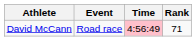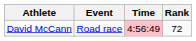(177, 28) 71 -> (177, 28) 72
